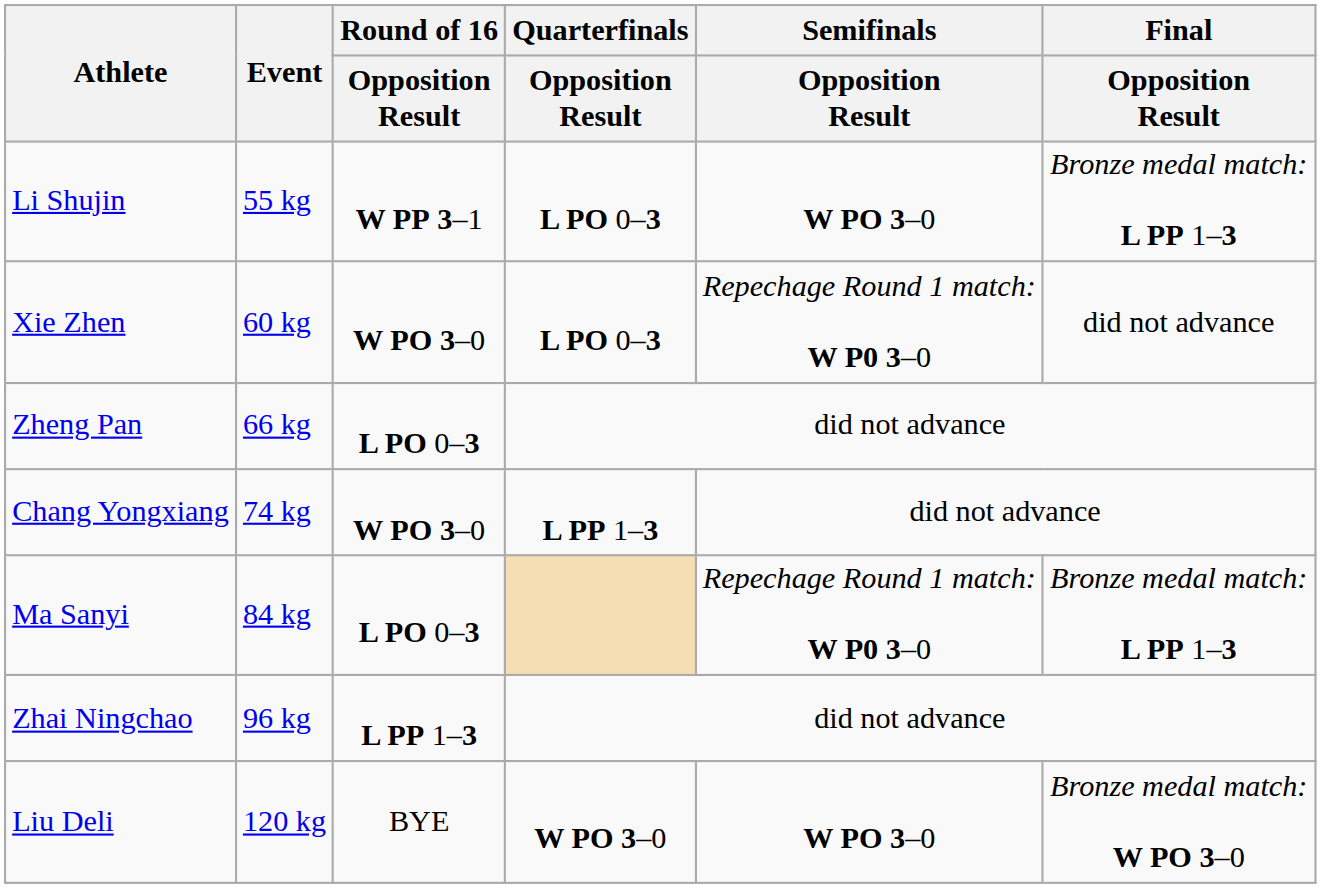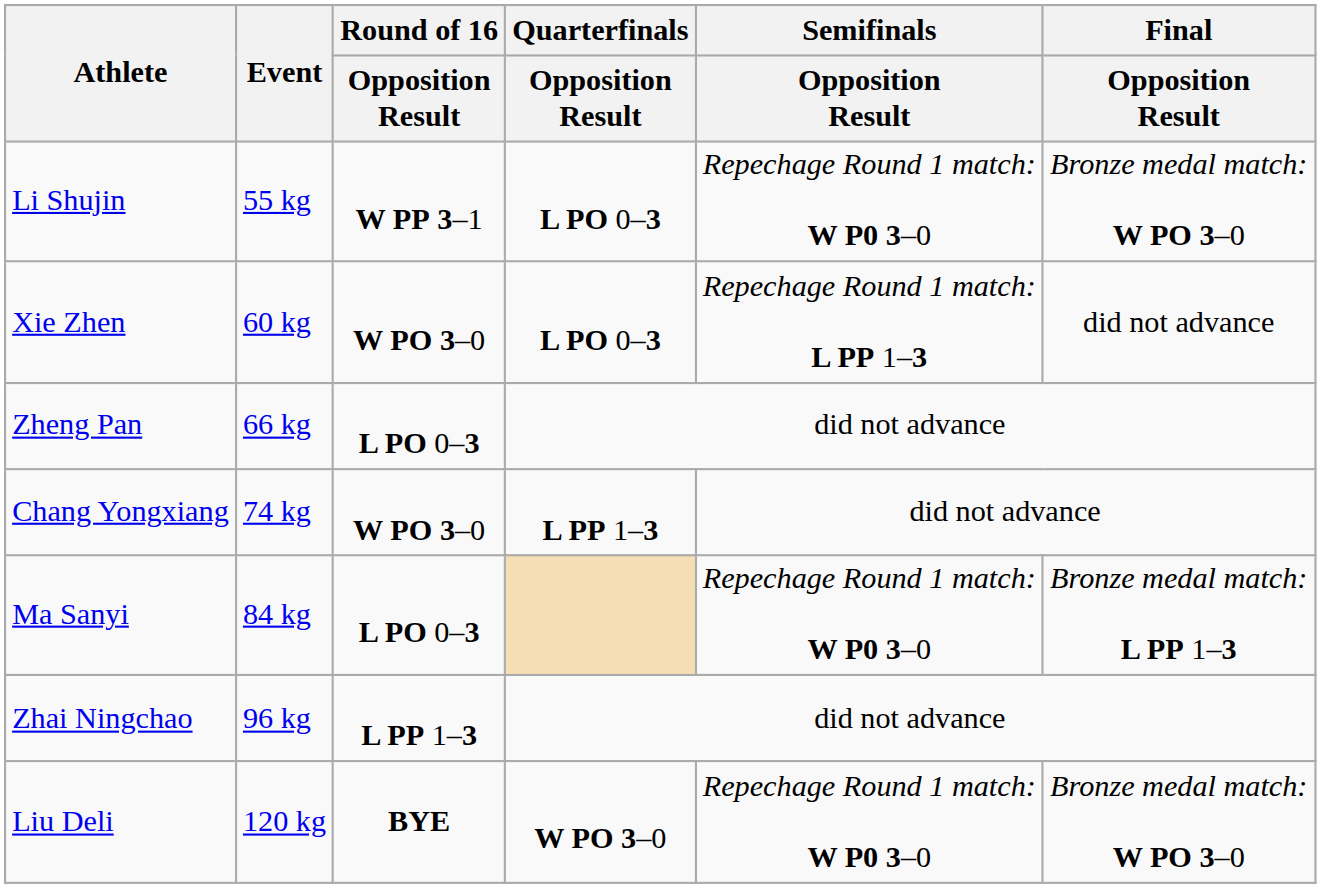(869, 218) W PO 3–0 -> (869, 200) Repechage Round 1 match: W P0 3–0
(1179, 200) Bronze medal match: L PP 1–3 -> (1179, 200) Bronze medal match: W PO 3–0
(869, 322) Repechage Round 1 match: W P0 3–0 -> (869, 322) Repechage Round 1 match: L PP 1–3
(419, 821) normal -> (419, 821) bold
(869, 839) W PO 3–0 -> (869, 821) Repechage Round 1 match: W P0 3–0
